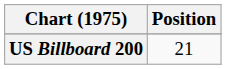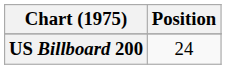(184, 49) 21 -> (184, 49) 24
